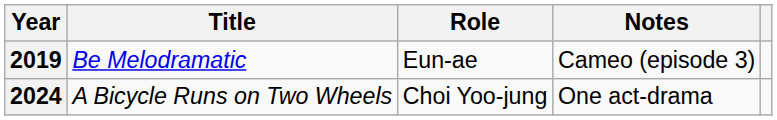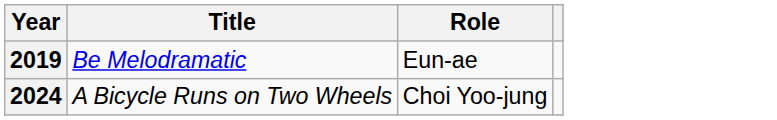- column: (657, 22)
